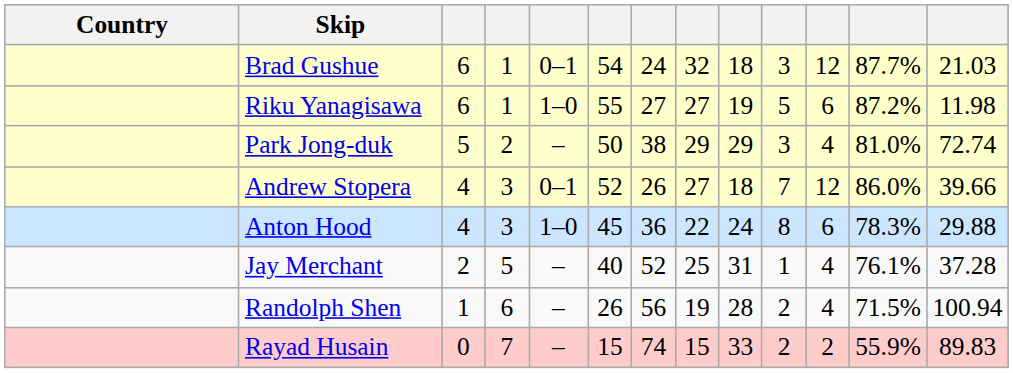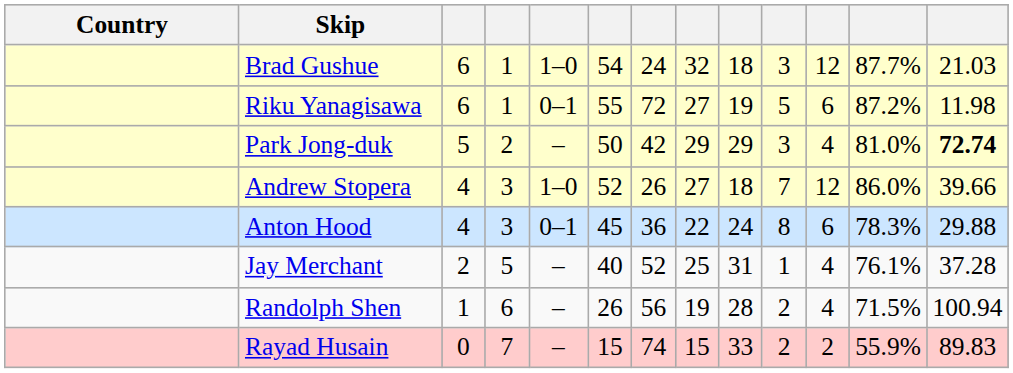(558, 65) 0–1 -> (558, 65) 1–0
(558, 105) 1–0 -> (558, 105) 0–1
(653, 105) 27 -> (653, 105) 72
(653, 145) 38 -> (653, 145) 42
(968, 145) normal -> (968, 145) bold
(558, 186) 0–1 -> (558, 186) 1–0
(558, 226) 1–0 -> (558, 226) 0–1
